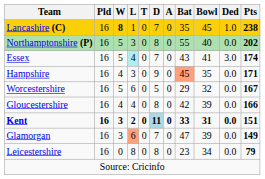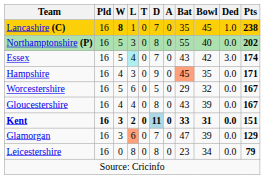(207, 58) 41 -> (207, 58) 42
(184, 105) 42 -> (184, 105) 43
(251, 105) 166 -> (251, 105) 167
(251, 136) 149 -> (251, 136) 129
